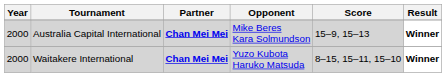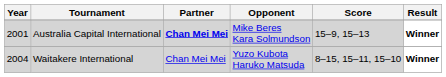(18, 33) 2000 -> (18, 33) 2001
(18, 60) 2000 -> (18, 60) 2004
(197, 60) bold -> (196, 60) normal
